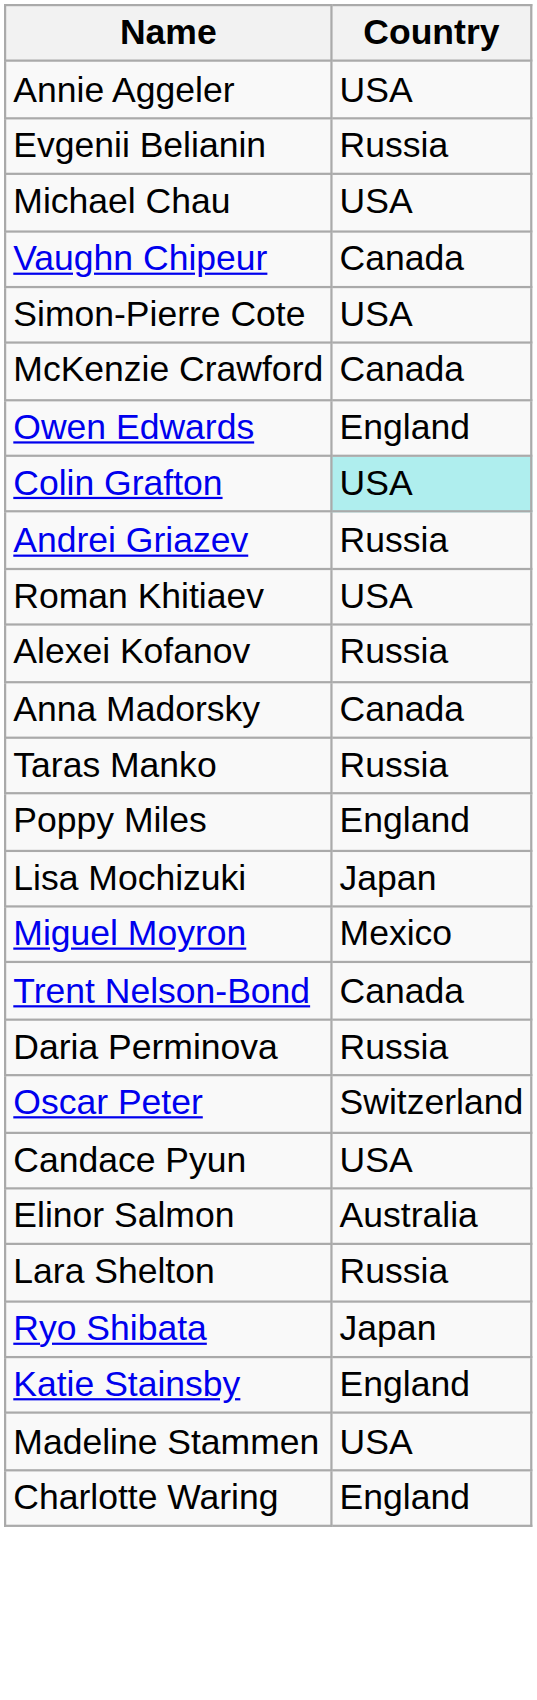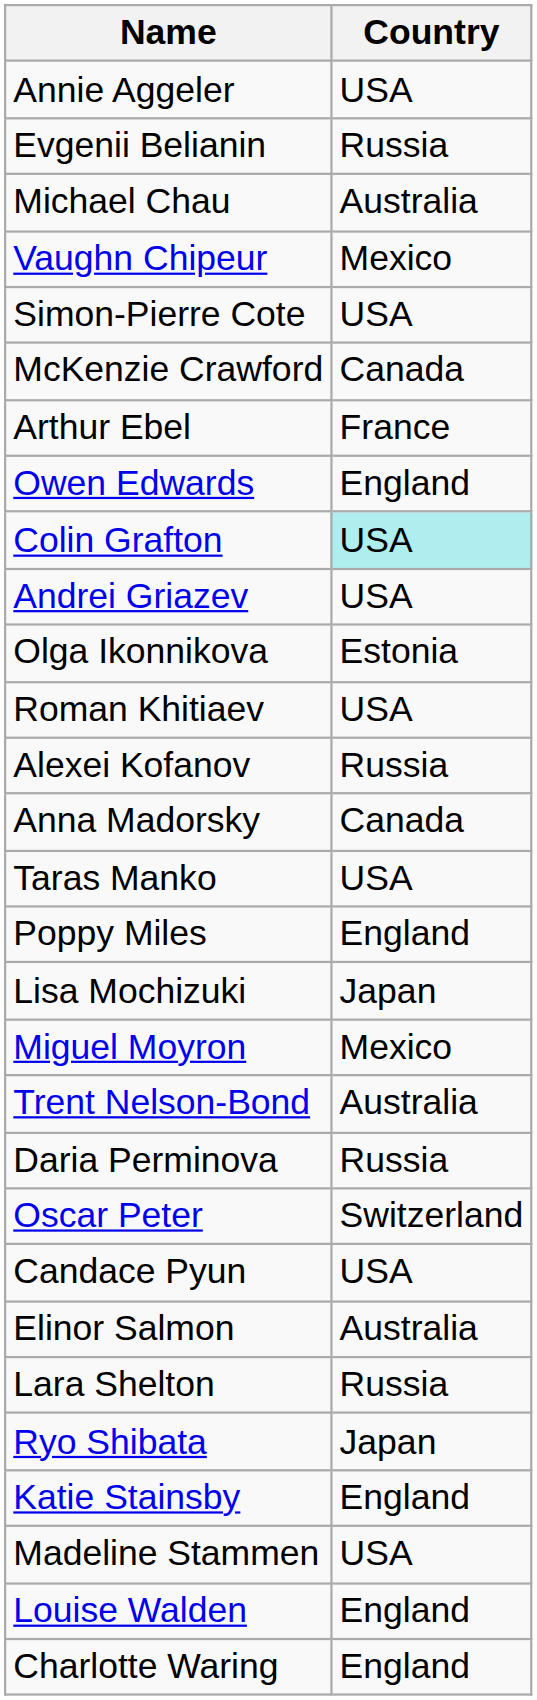(376, 201) USA -> (409, 201) Australia
(402, 257) Canada -> (396, 257) Mexico
+ row: (102, 426)
(394, 539) Russia -> (376, 595) USA
+ row: (141, 652)
(394, 764) Russia -> (376, 877) USA
(402, 990) Canada -> (409, 1102) Australia
+ row: (130, 1609)
